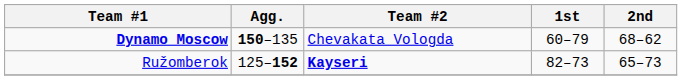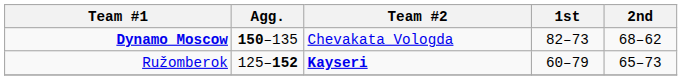(567, 40) 60–79 -> (567, 40) 82–73
(567, 63) 82–73 -> (567, 63) 60–79
